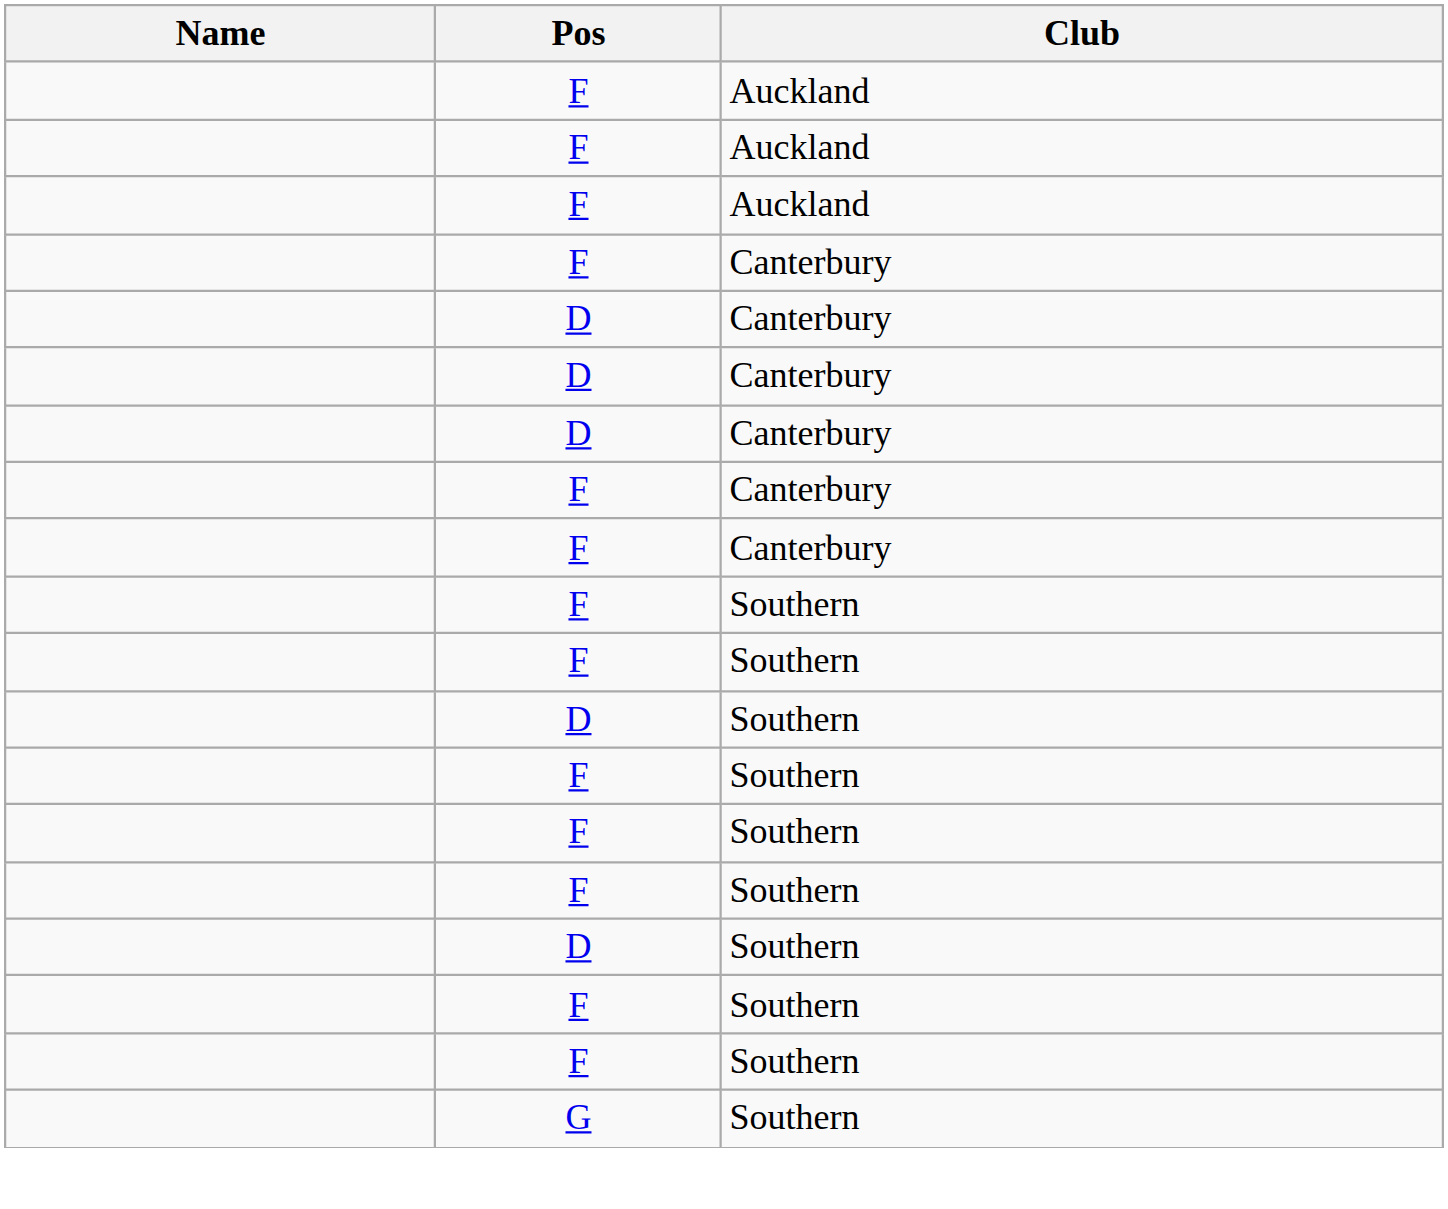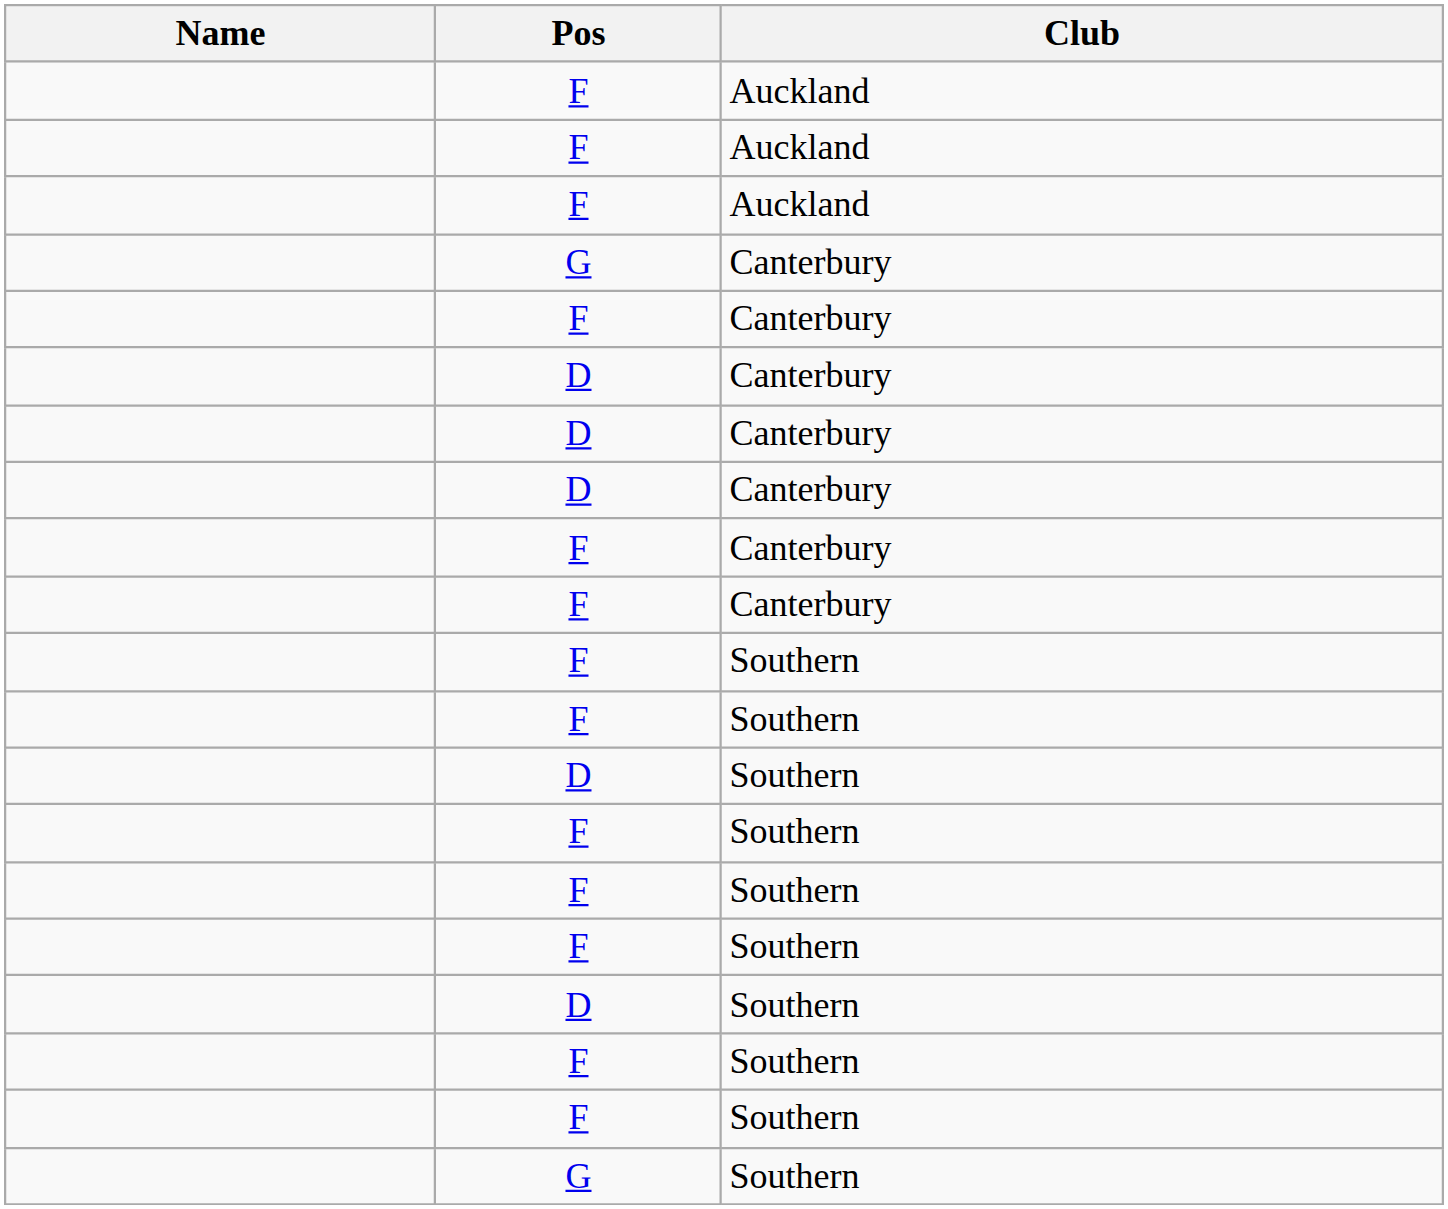+ row: (578, 261)
